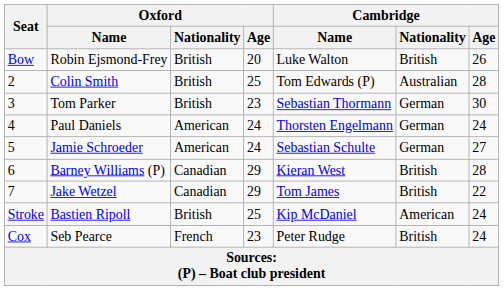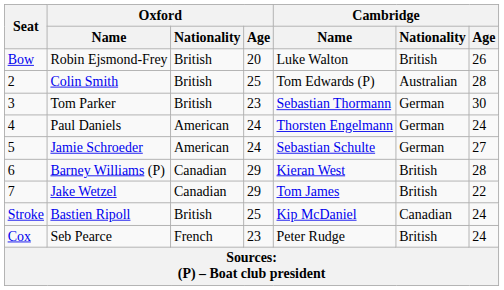(427, 214) American -> (426, 214) Canadian
